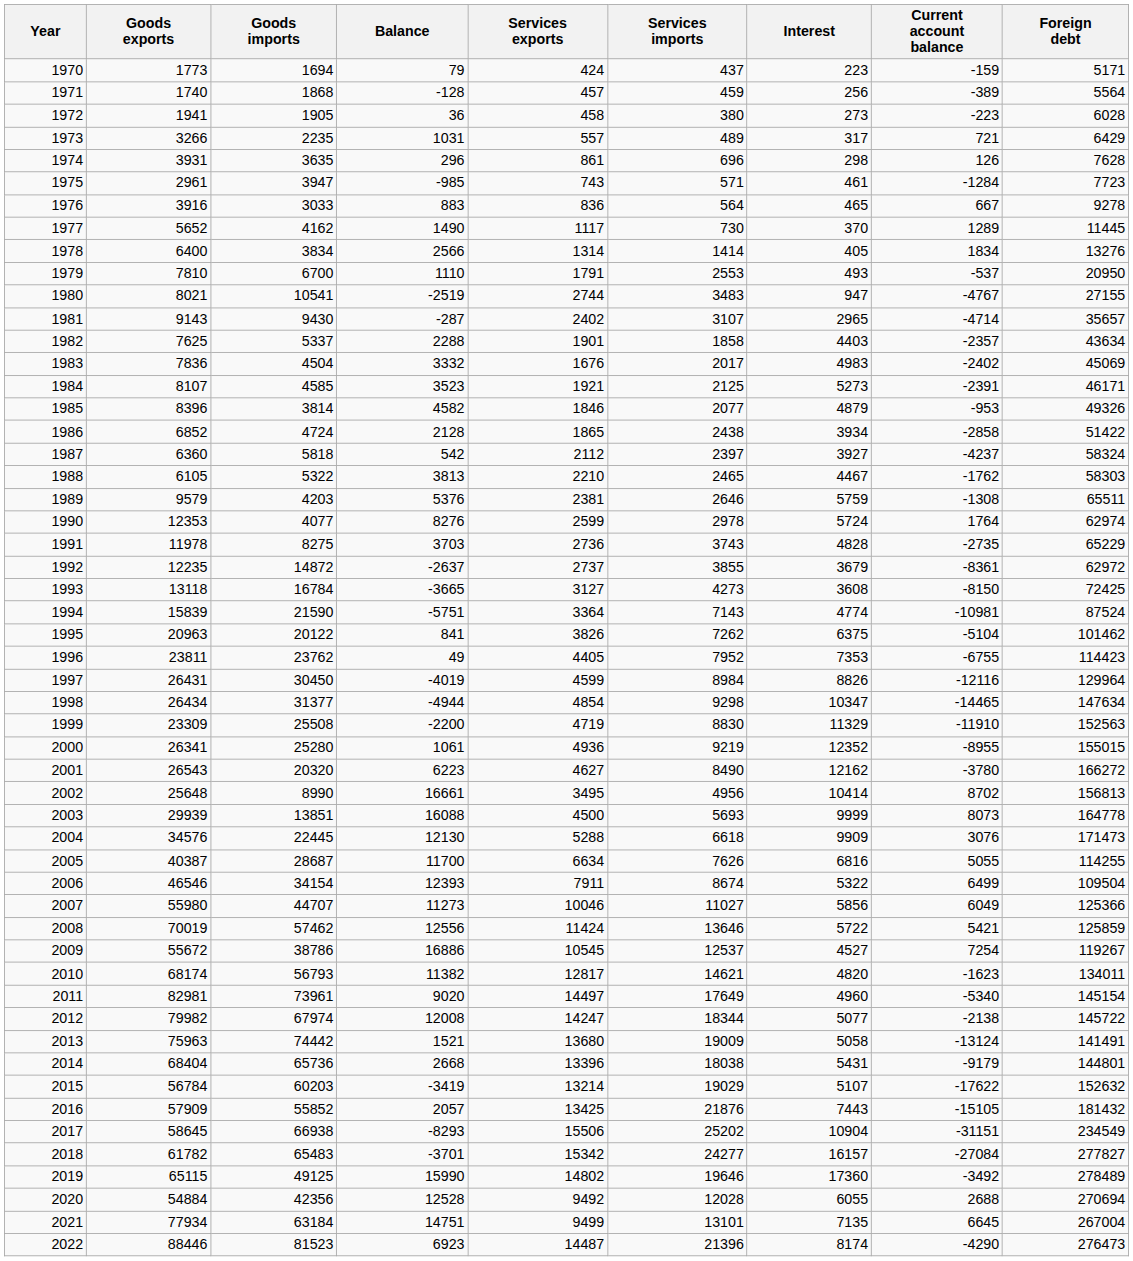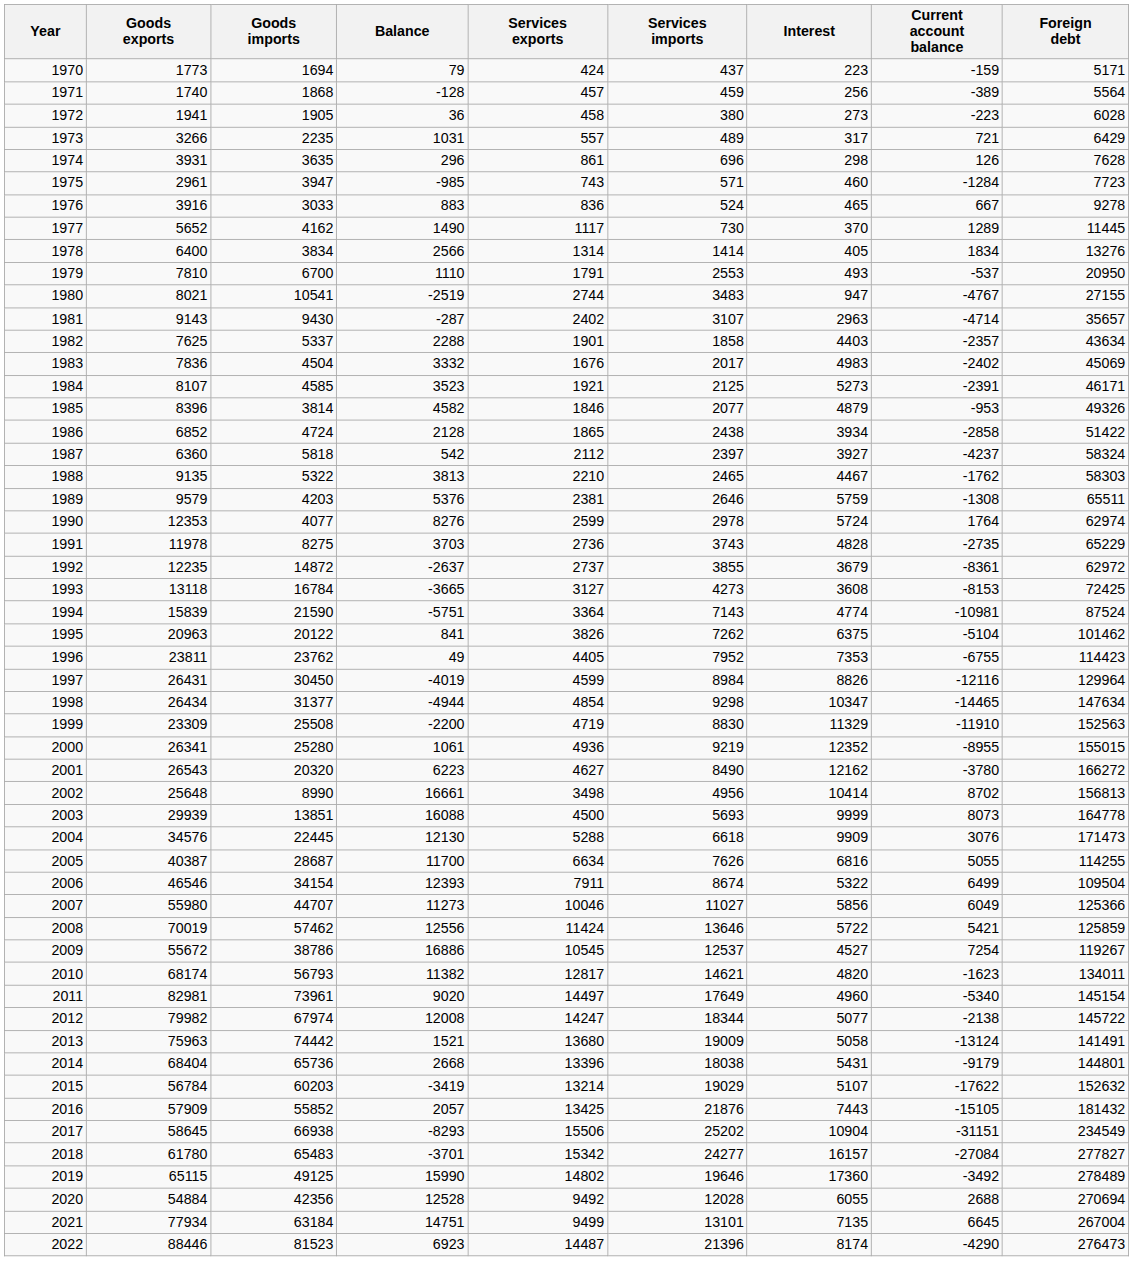(856, 183) 461 -> (856, 183) 460
(732, 205) 564 -> (732, 205) 524
(852, 318) 2965 -> (852, 318) 2963
(192, 476) 6105 -> (192, 476) 9135
(981, 589) -8150 -> (981, 589) -8153
(588, 793) 3495 -> (588, 793) 3498
(188, 1154) 61782 -> (188, 1154) 61780
